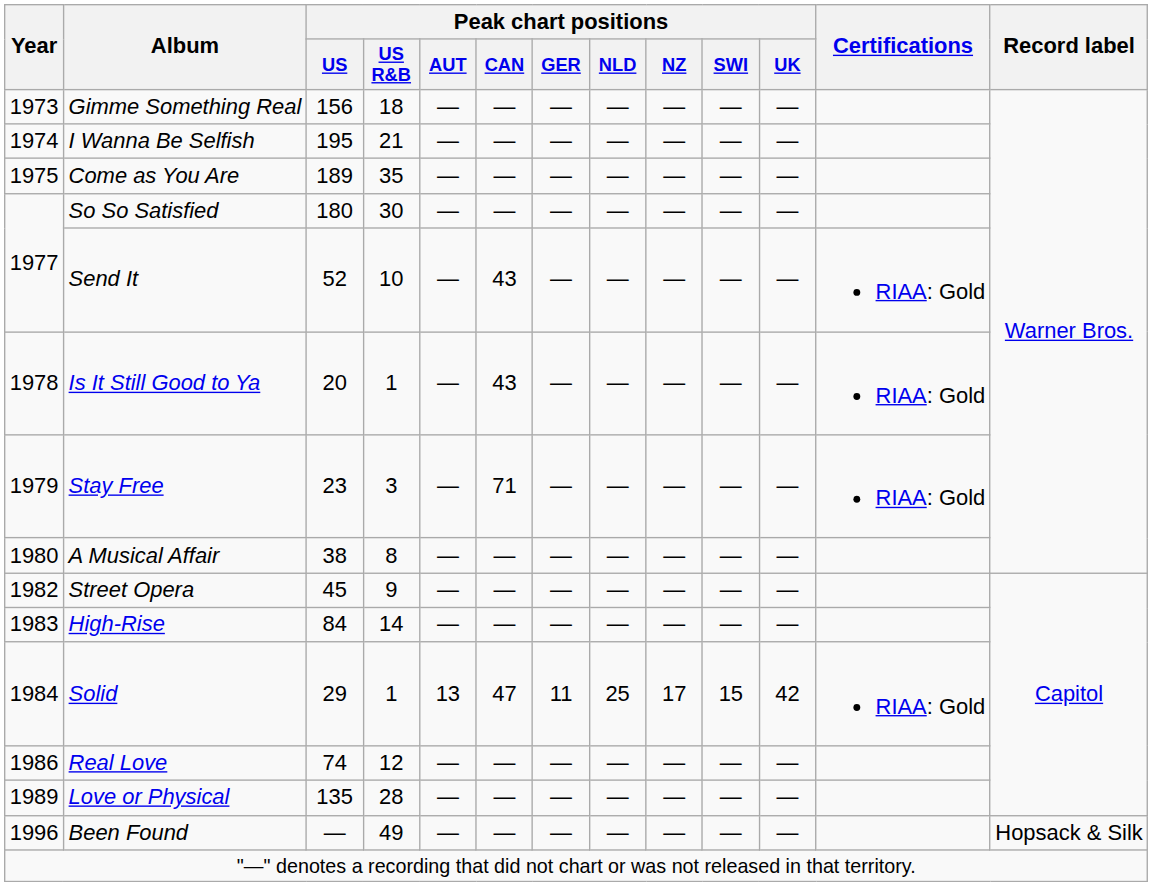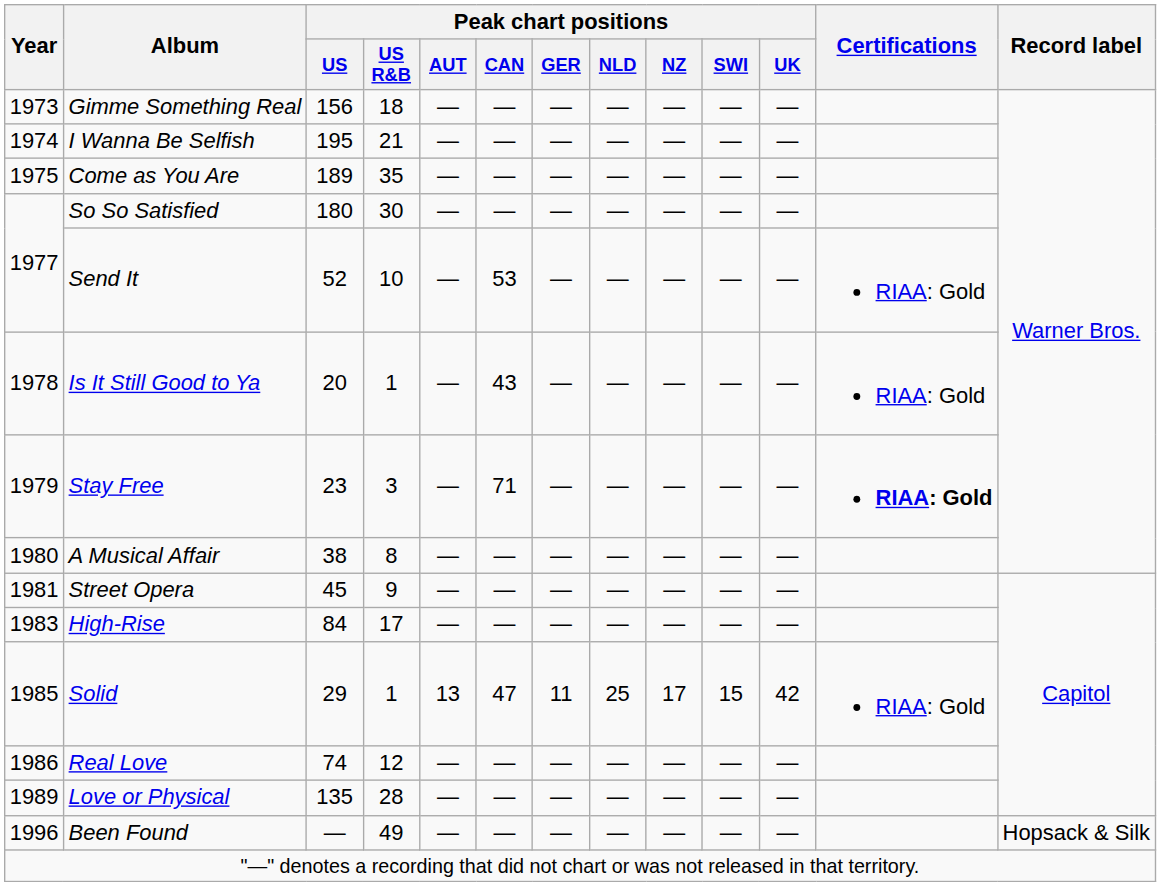(504, 279) 43 -> (504, 279) 53
(903, 499) normal -> (907, 499) bold
(34, 590) 1982 -> (34, 590) 1981
(391, 624) 14 -> (391, 624) 17
(34, 693) 1984 -> (34, 693) 1985
